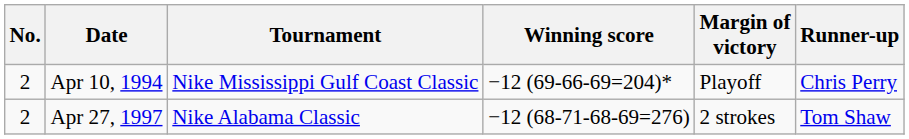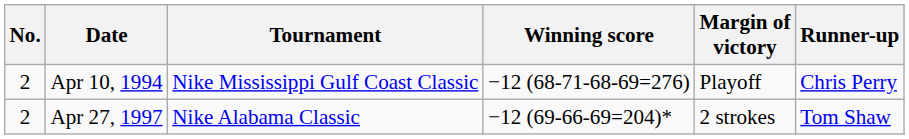(580, 81) −12 (69-66-69=204)* -> (589, 81) −12 (68-71-68-69=276)
(589, 116) −12 (68-71-68-69=276) -> (580, 116) −12 (69-66-69=204)*
